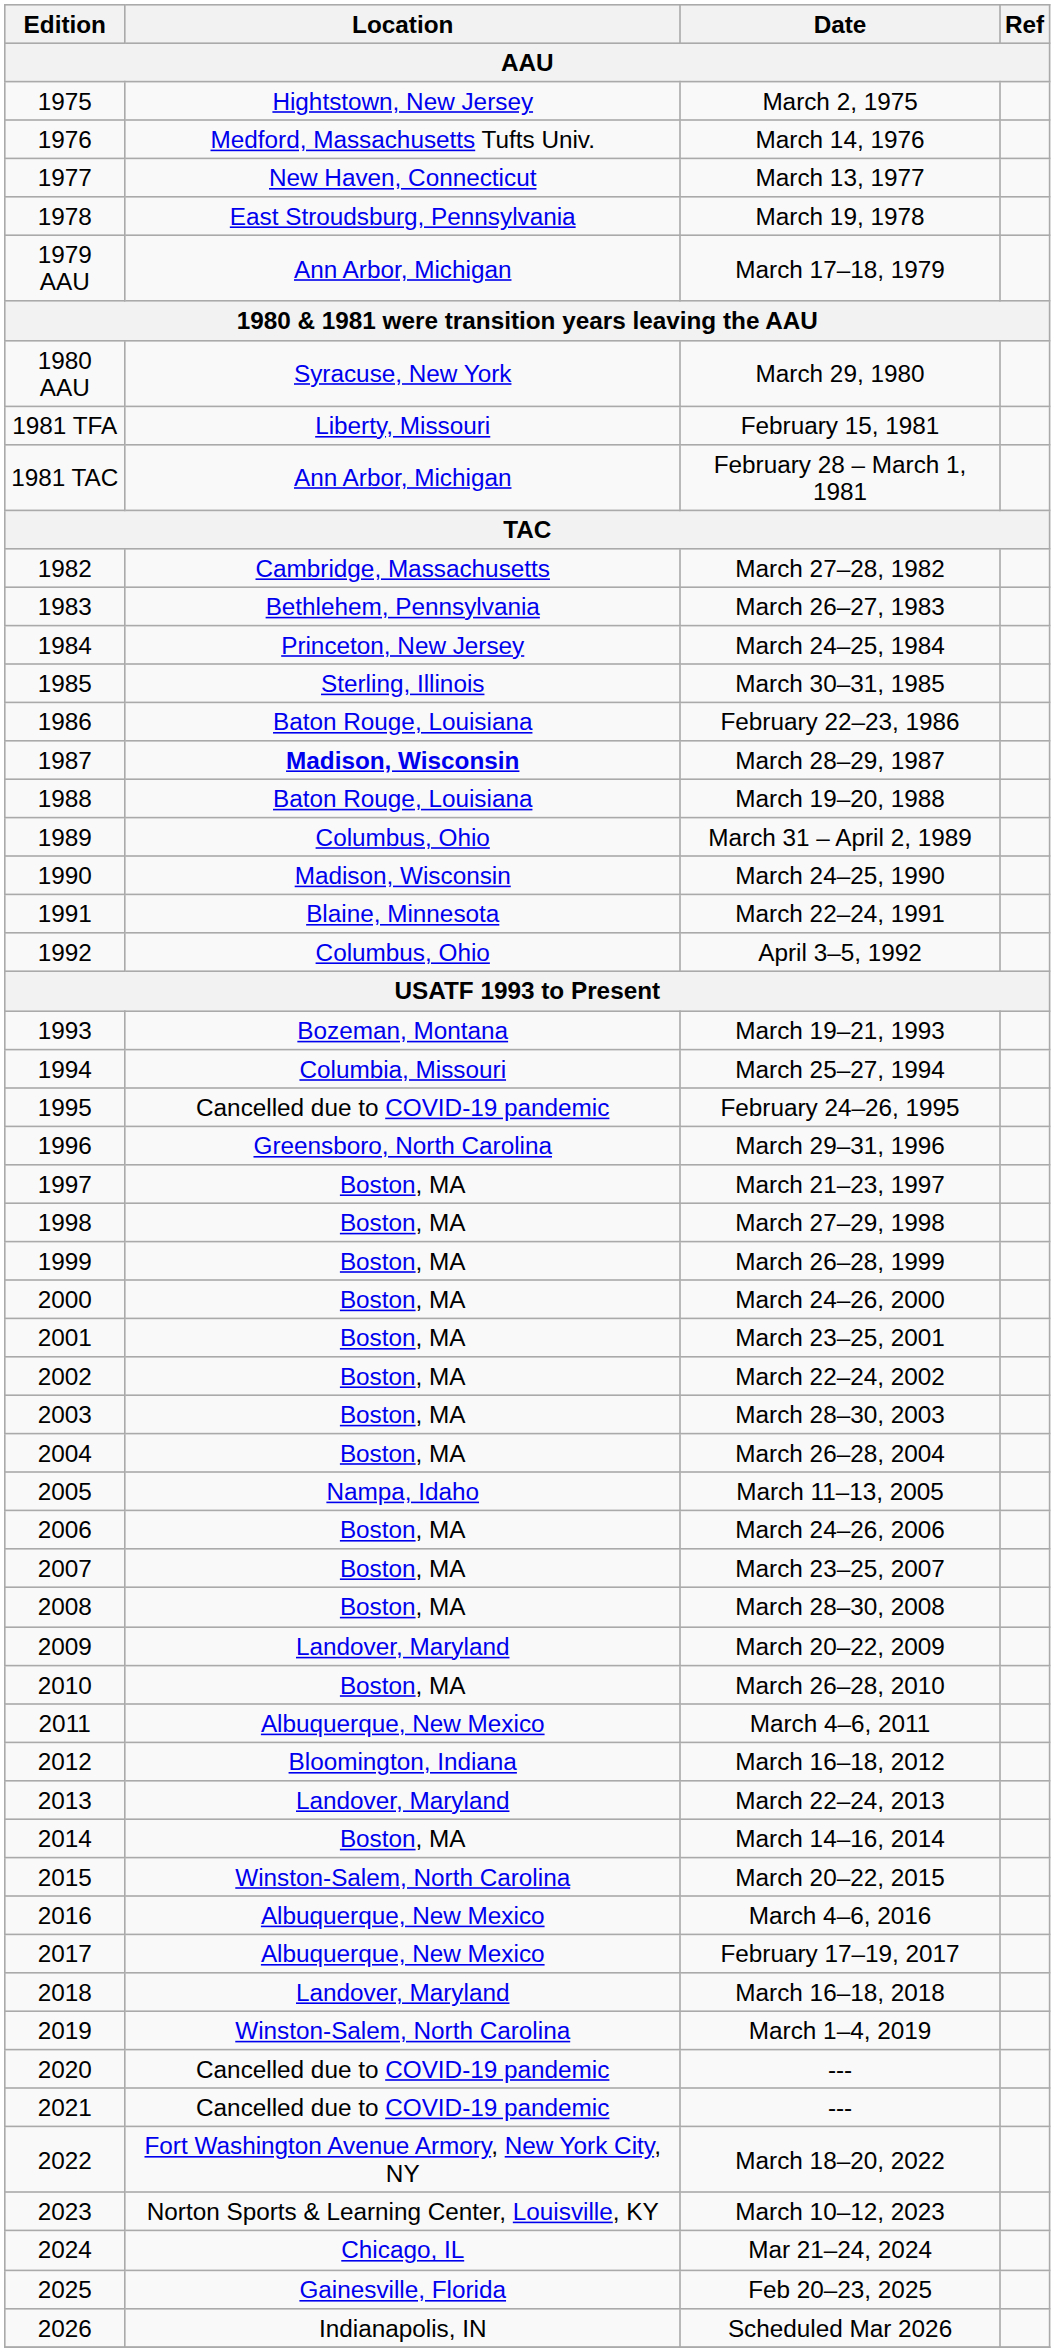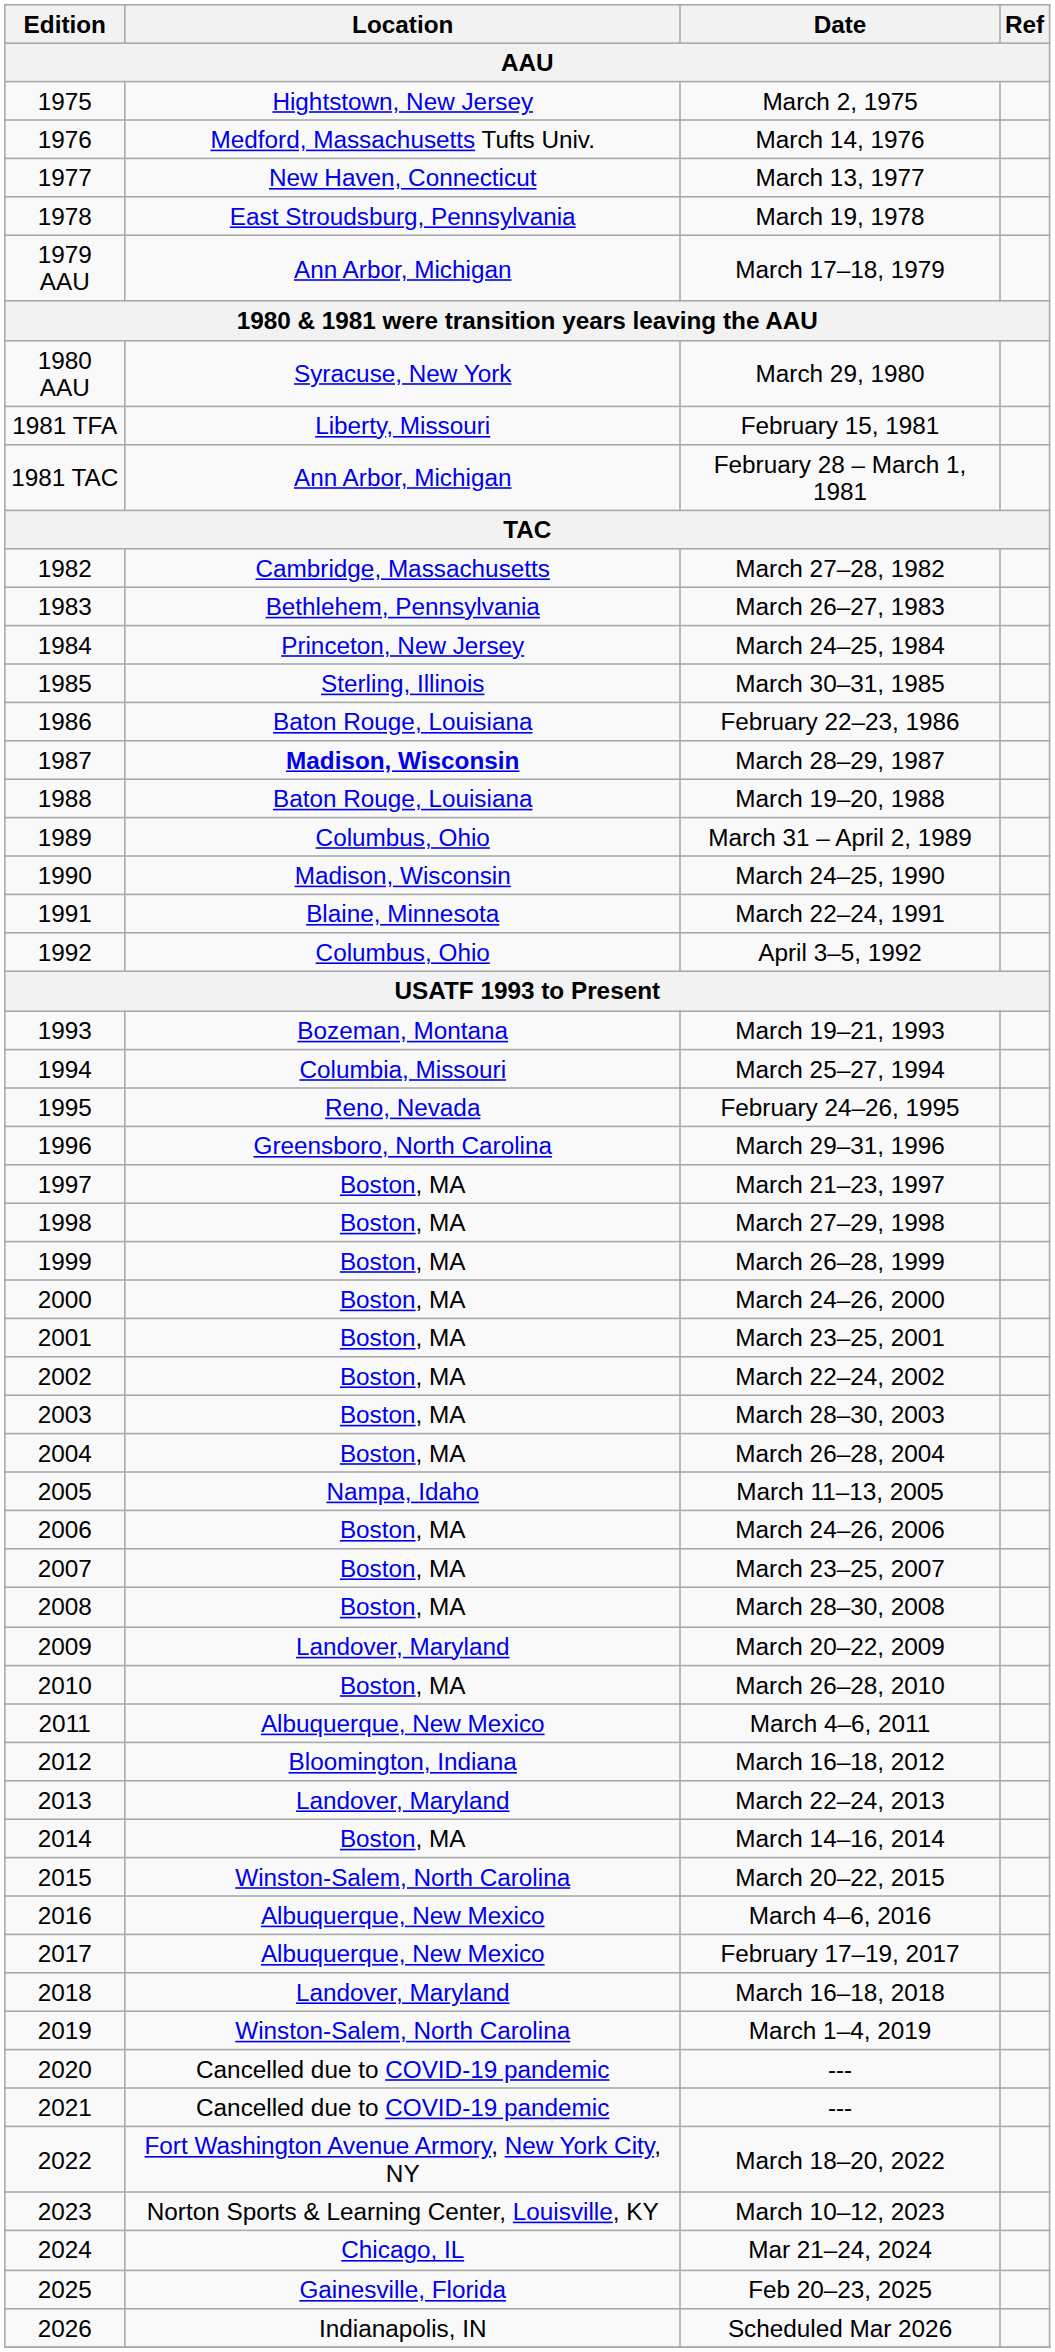(403, 1107) Cancelled due to COVID-19 pandemic -> (403, 1107) Reno, Nevada
